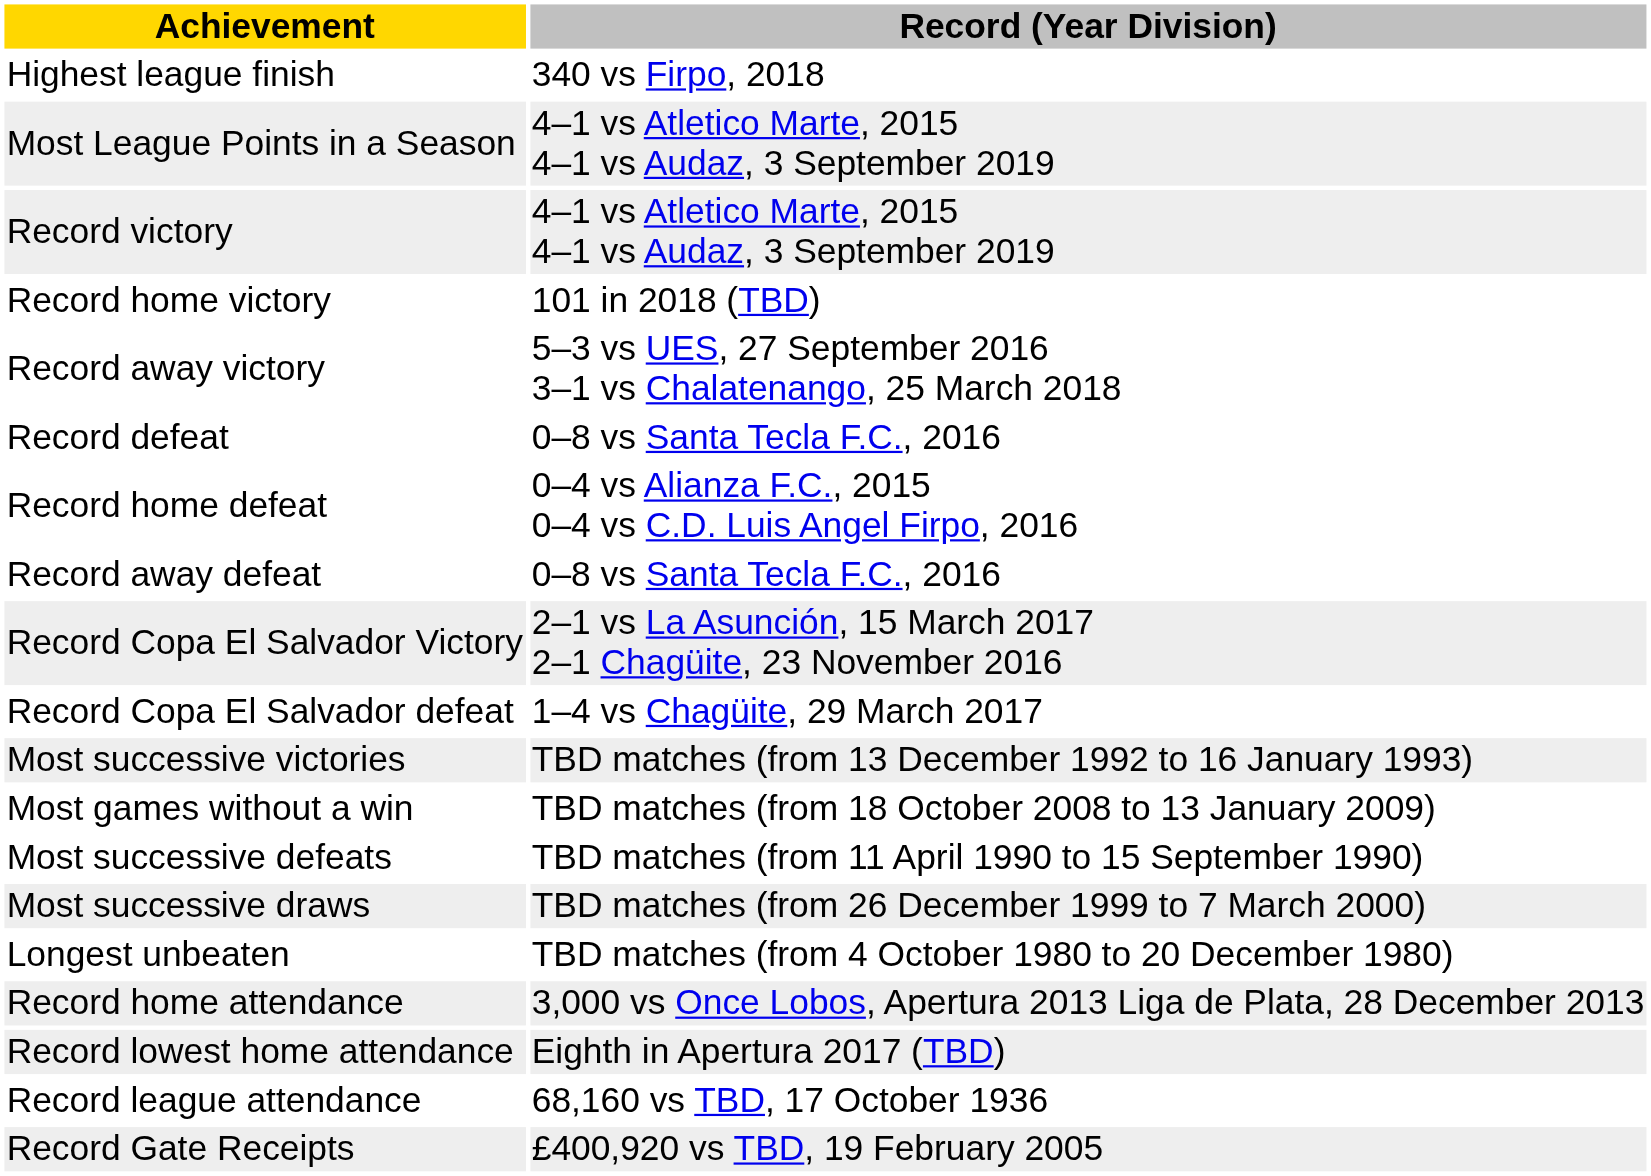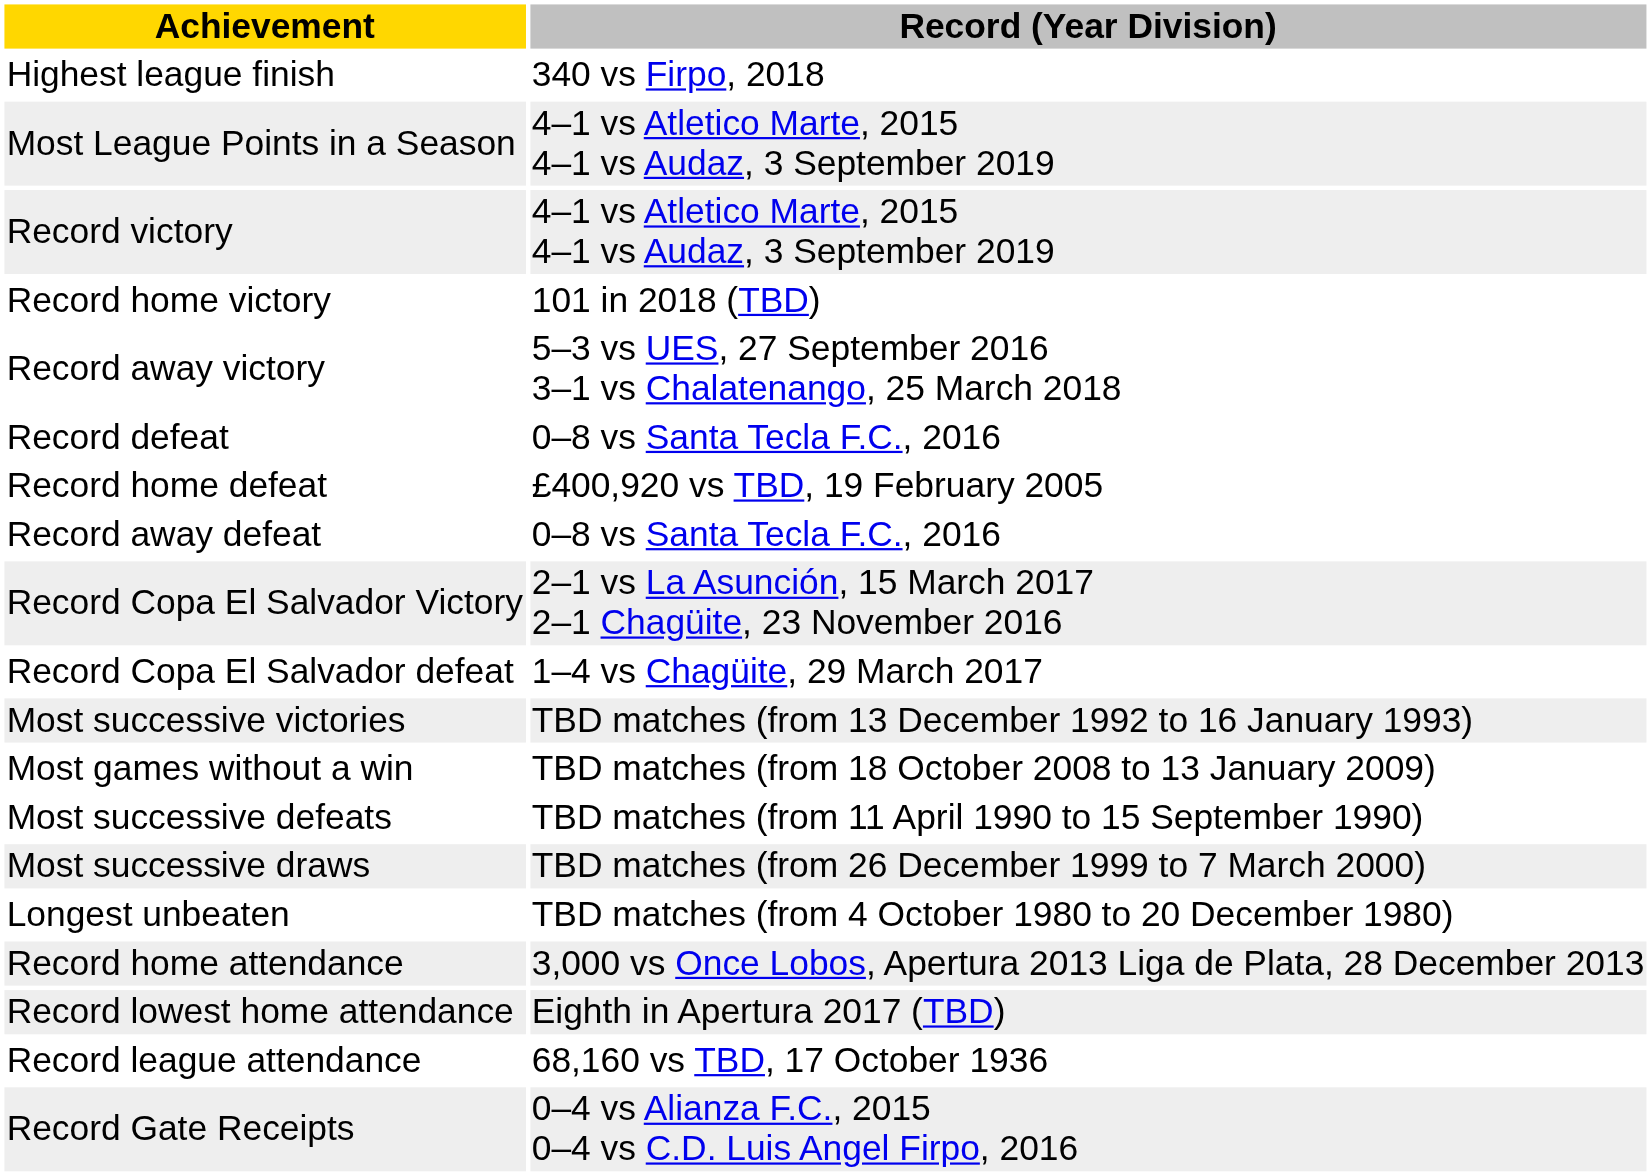(805, 505) 0–4 vs Alianza F.C., 2015 0–4 vs C.D. Luis Angel Firpo, 2016 -> (817, 485) £400,920 vs TBD, 19 February 2005
(817, 1148) £400,920 vs TBD, 19 February 2005 -> (805, 1128) 0–4 vs Alianza F.C., 2015 0–4 vs C.D. Luis Angel Firpo, 2016
